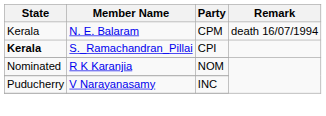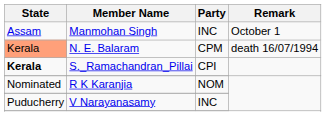+ row: (113, 31)
(23, 31) no background -> (23, 48) lightsalmon background
